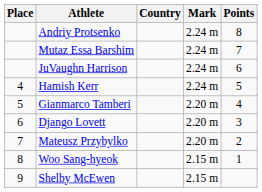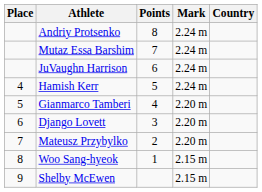columns swapped: (160, 13) <-> (239, 13)
